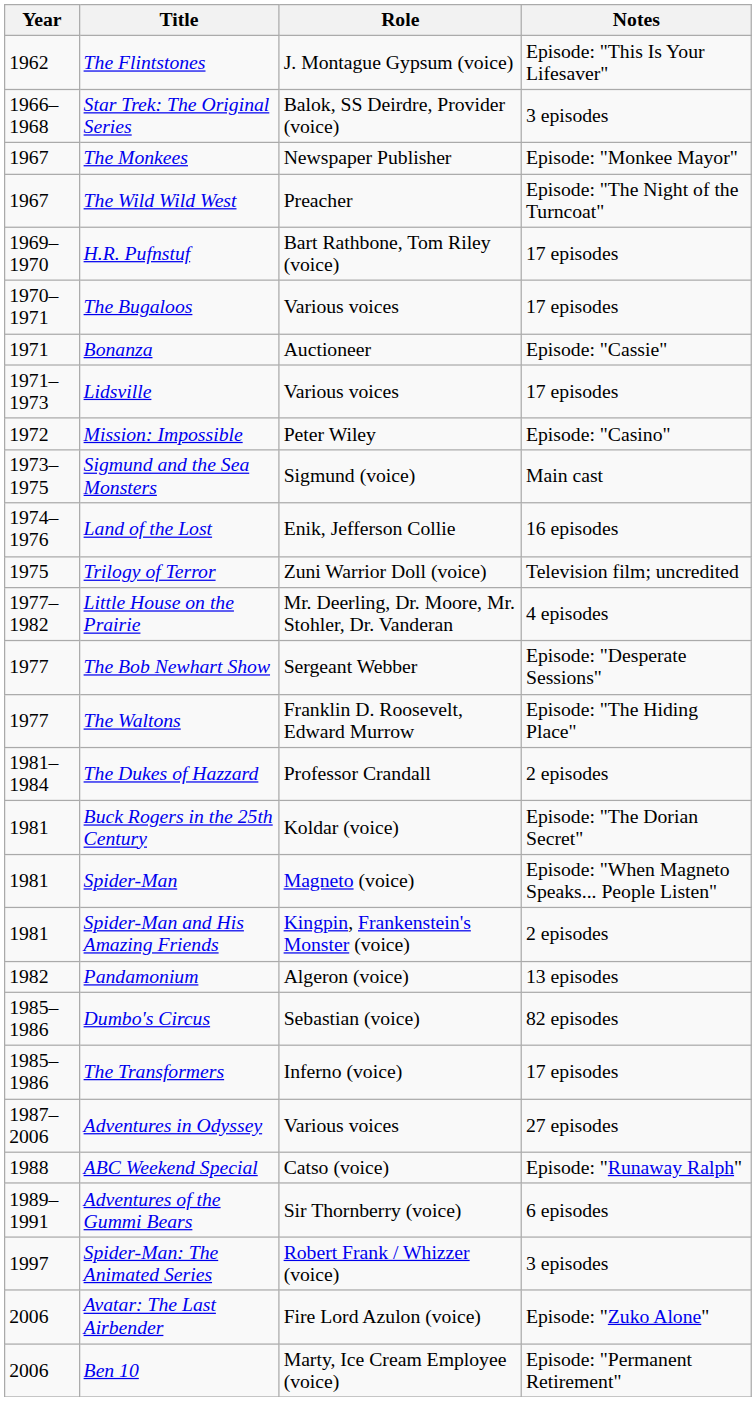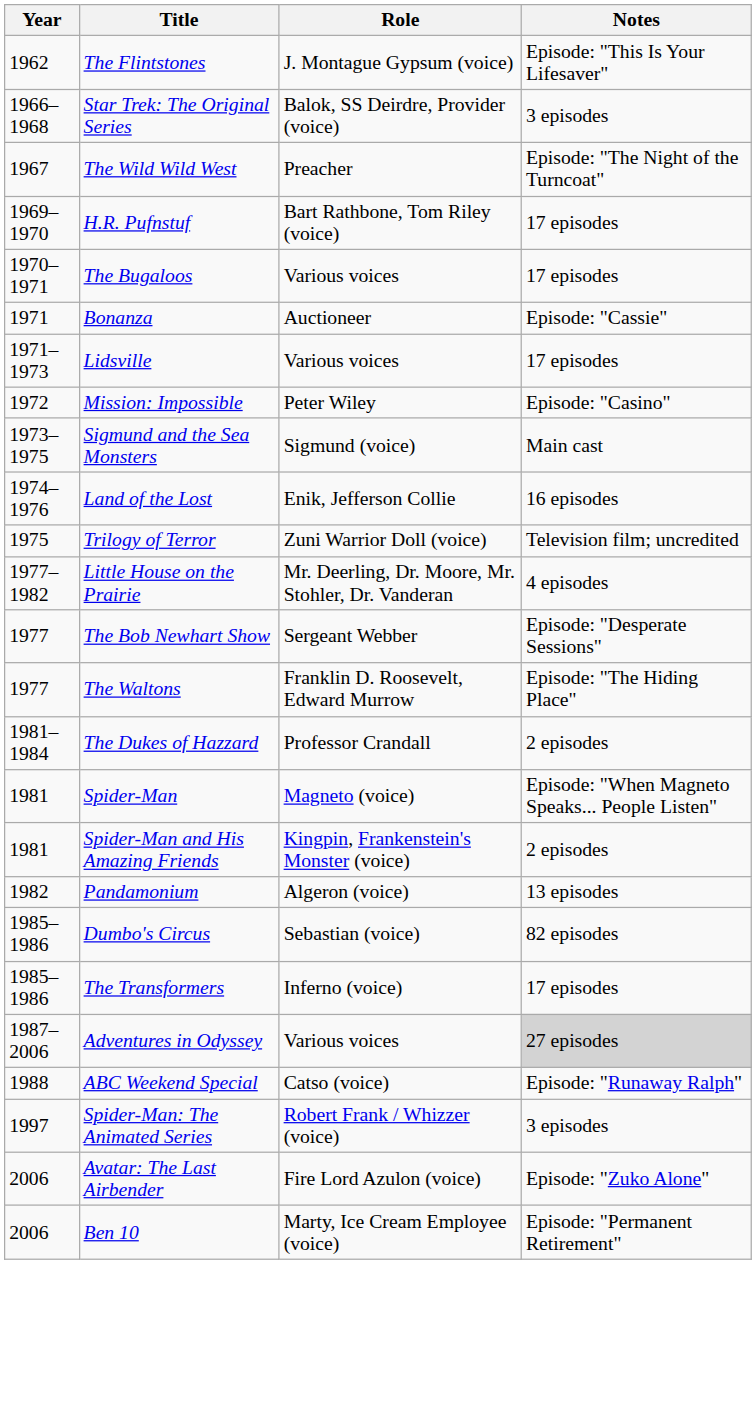- row: (136, 158)
- row: (178, 827)
(572, 1125) no background -> (572, 1040) lightgrey background
- row: (152, 1209)
